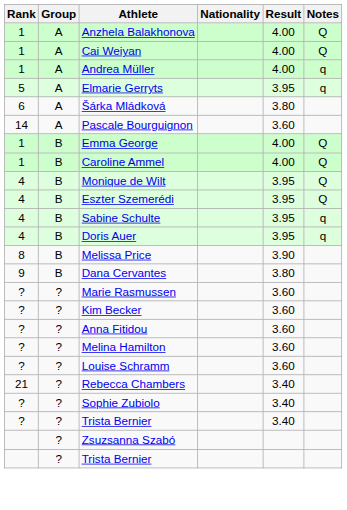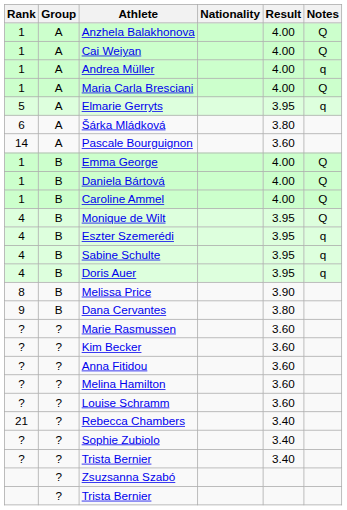+ row: (21, 88)
+ row: (21, 181)
(323, 199) Q -> (323, 236) q
